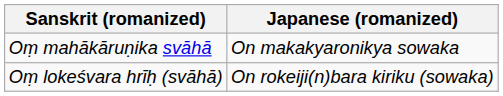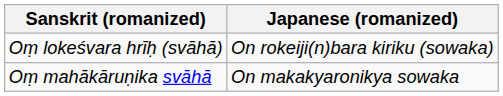rows swapped: (110, 47) <-> (116, 76)
